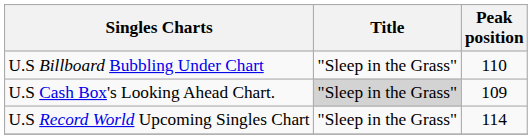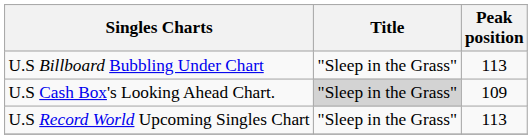(494, 65) 110 -> (494, 65) 113
(494, 119) 114 -> (494, 119) 113
